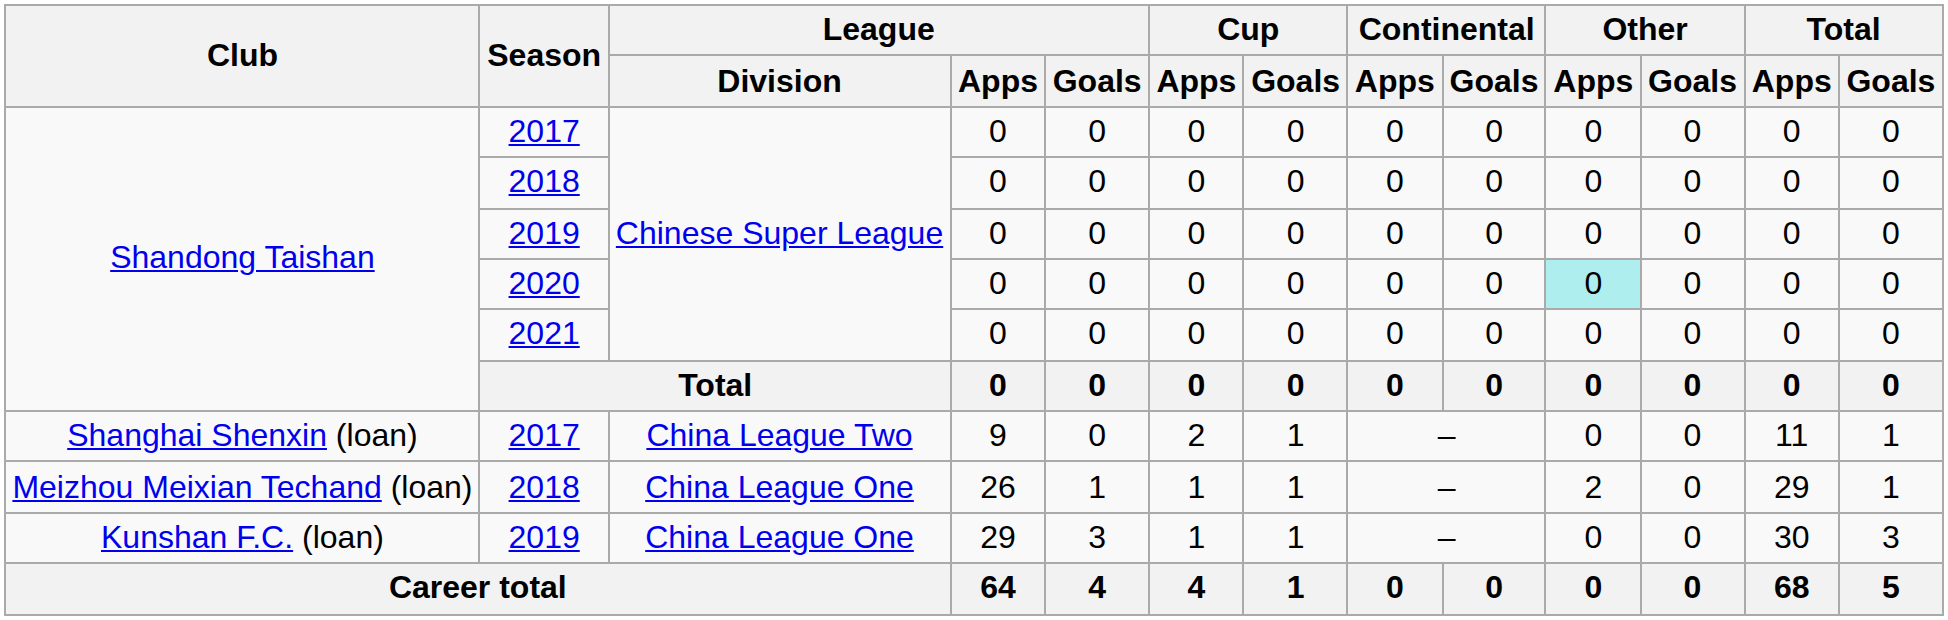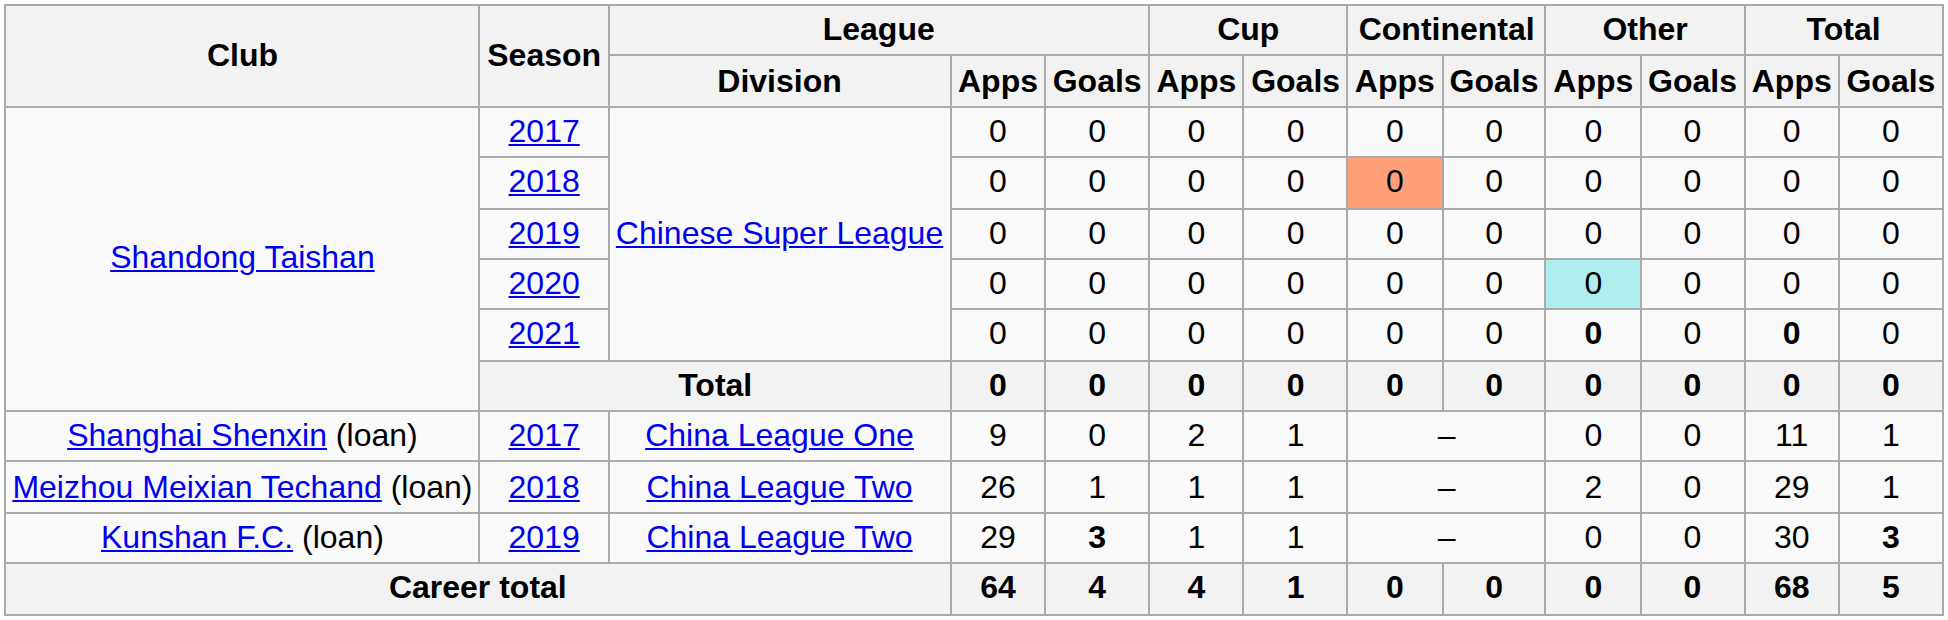(1395, 182) no background -> (1395, 182) lightsalmon background
(1593, 334) normal -> (1593, 334) bold
(1792, 334) normal -> (1792, 334) bold
(780, 435) China League Two -> (780, 435) China League One
(780, 486) China League One -> (780, 486) China League Two
(780, 537) China League One -> (780, 537) China League Two
(1097, 537) normal -> (1097, 537) bold
(1891, 537) normal -> (1891, 537) bold
